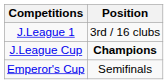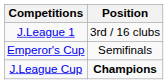rows swapped: (46, 69) <-> (46, 50)
